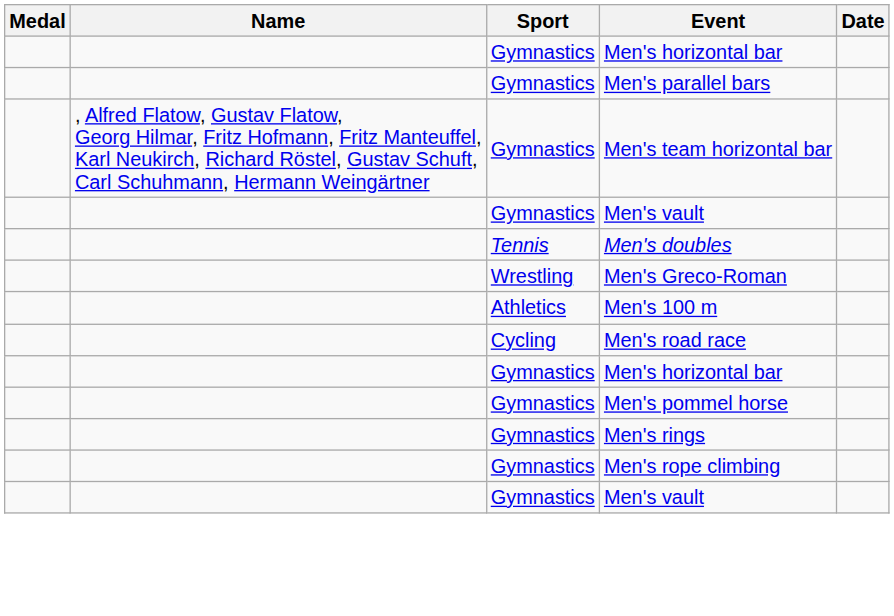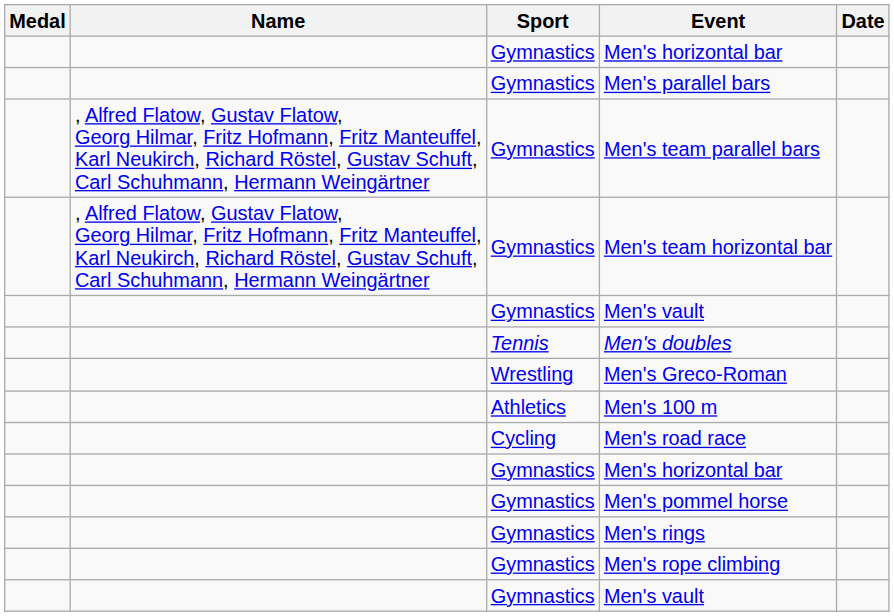+ row: (543, 149)
